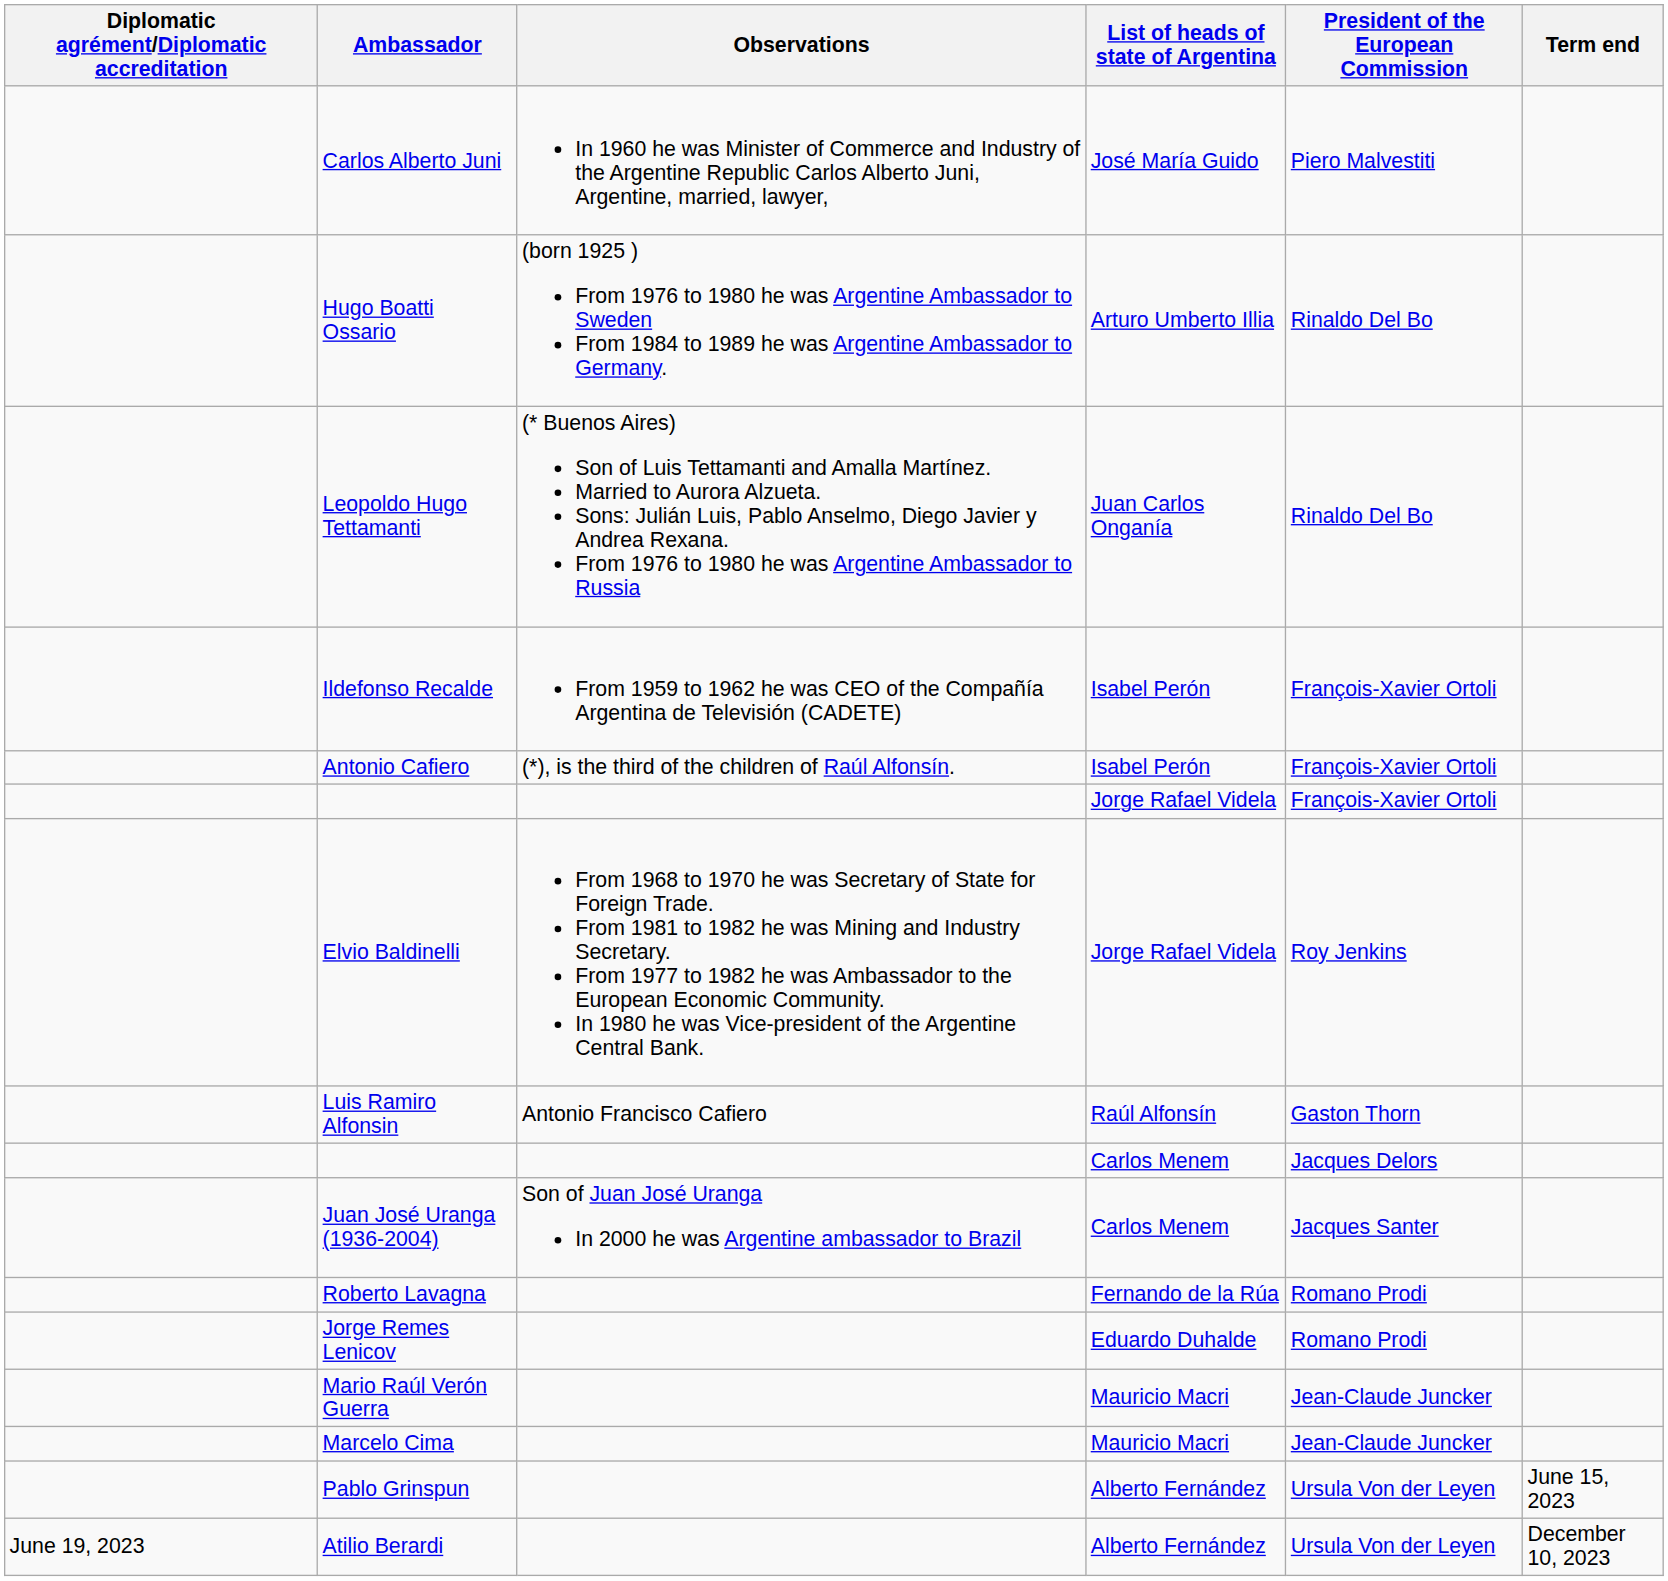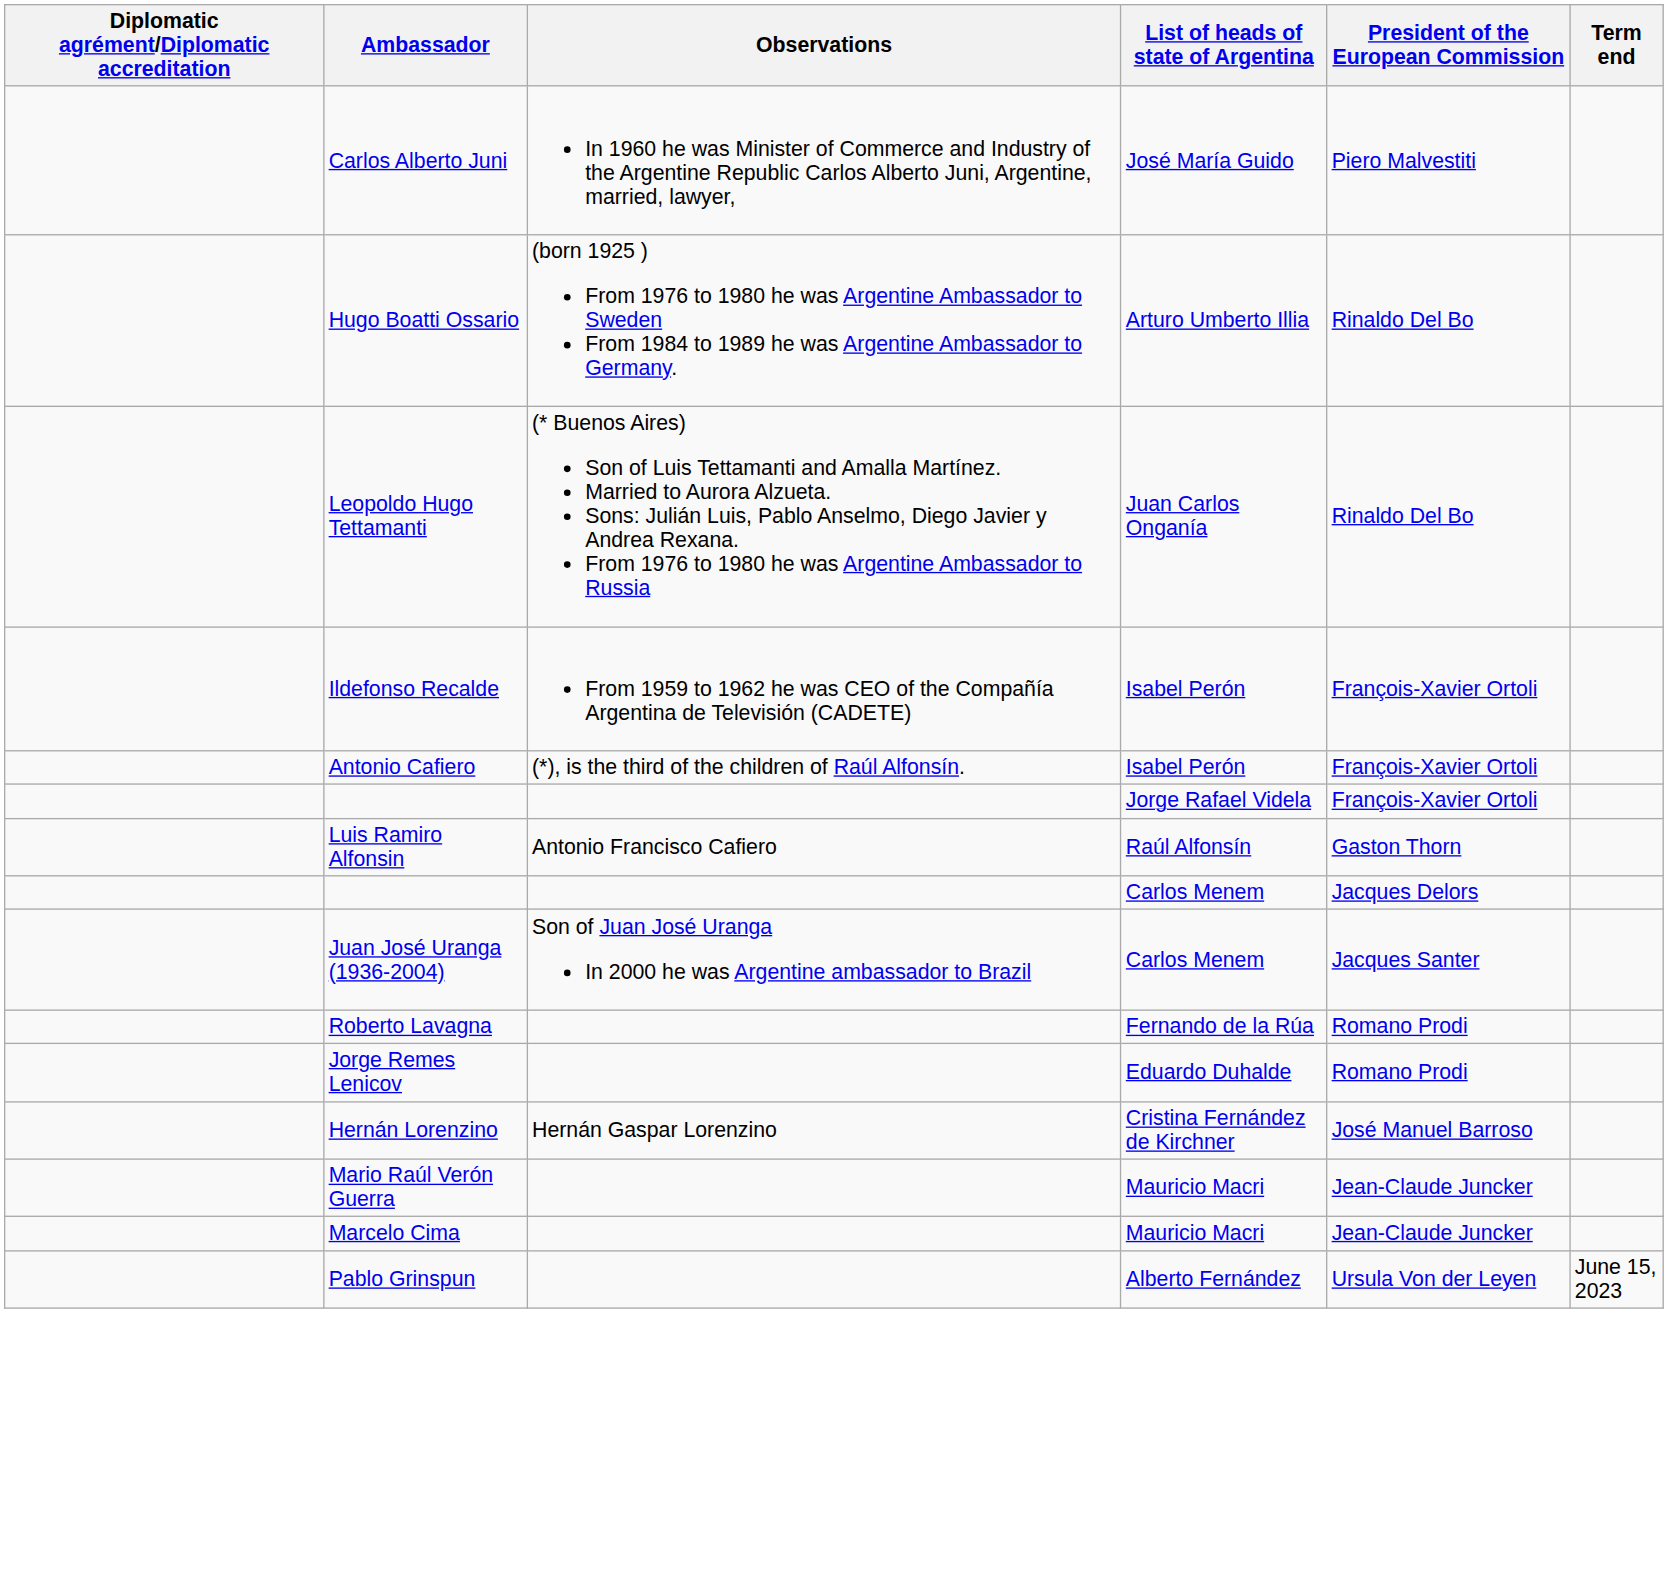- row: (391, 951)
+ row: (413, 1129)
- row: (383, 1546)
